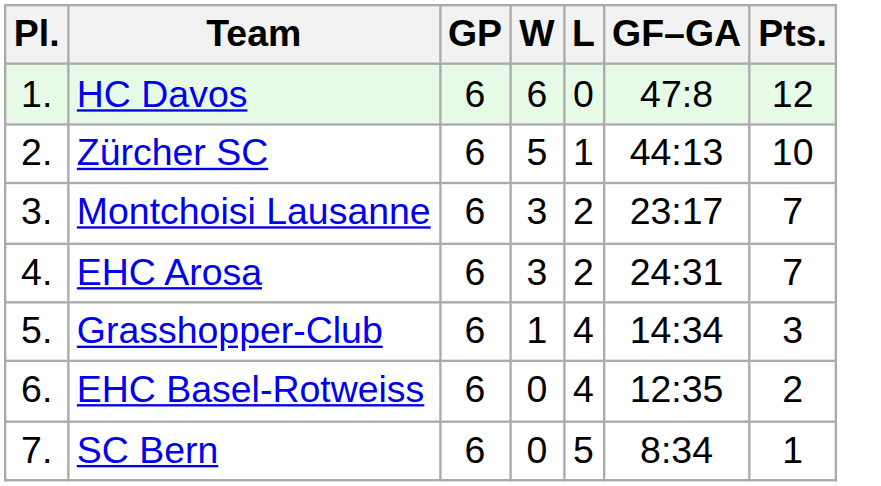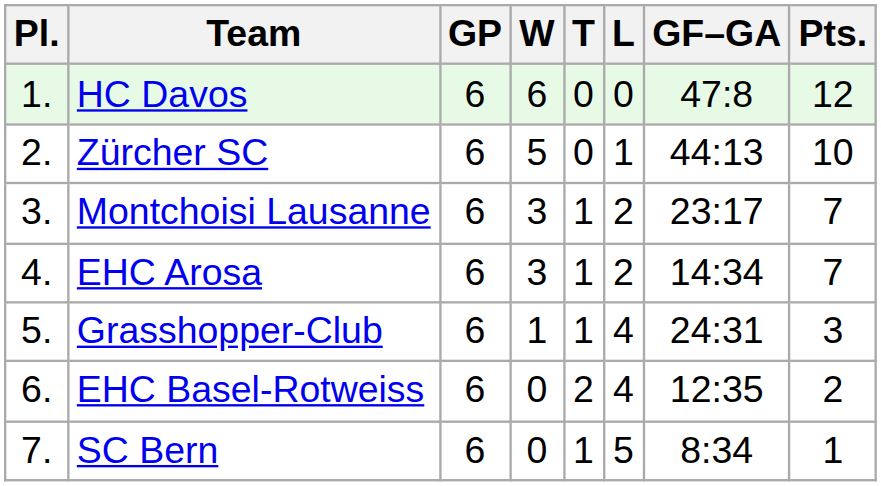+ column: (583, 34)
(677, 271) 24:31 -> (717, 271) 14:34
(677, 331) 14:34 -> (717, 331) 24:31
